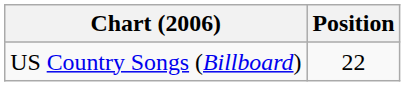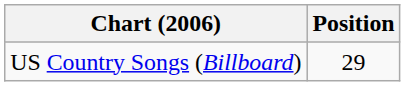(353, 61) 22 -> (353, 61) 29
